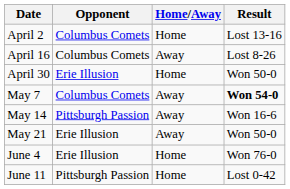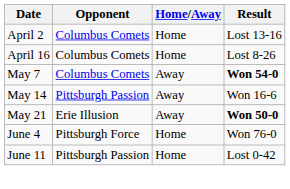(170, 54) Away -> (171, 54) Home
- row: (29, 74)
(252, 134) normal -> (253, 114) bold
(87, 154) Erie Illusion -> (97, 134) Pittsburgh Force
